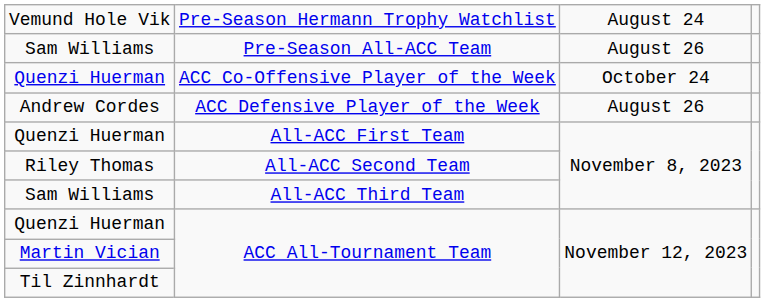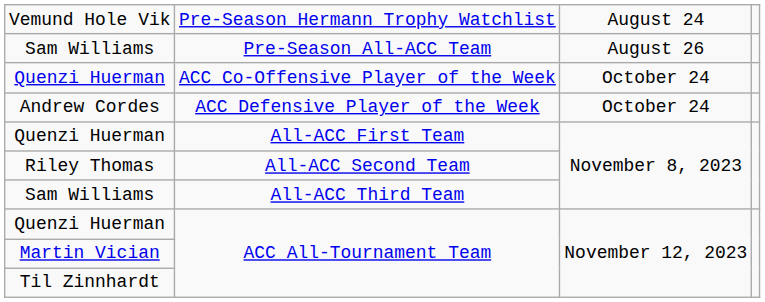(656, 107) August 26 -> (656, 107) October 24
